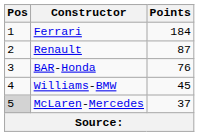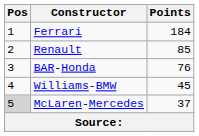(184, 50) 87 -> (184, 50) 85
